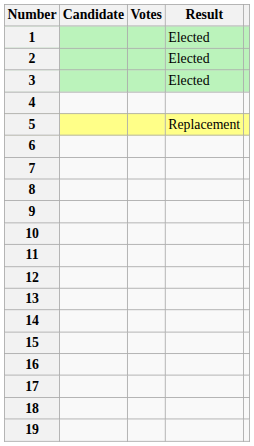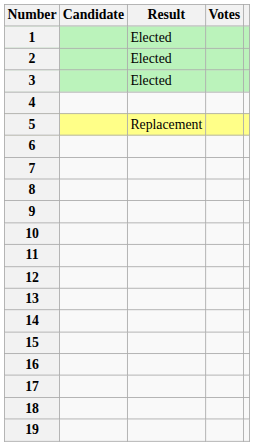columns swapped: (146, 15) <-> (204, 15)
